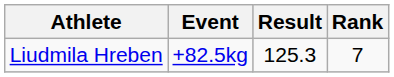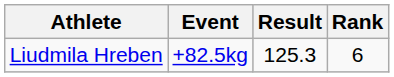(358, 55) 7 -> (358, 55) 6
